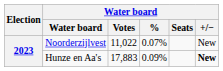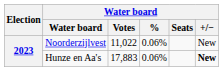(154, 43) 0.07% -> (154, 43) 0.06%
(154, 58) 0.09% -> (154, 58) 0.06%
